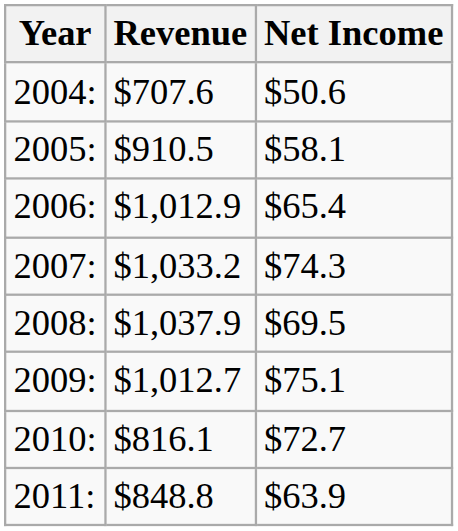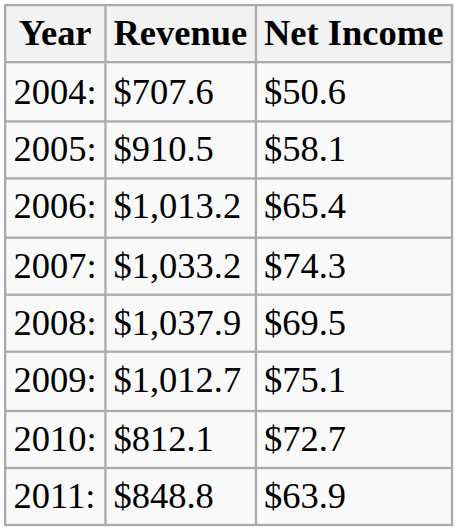(177, 206) $1,012.9 -> (177, 206) $1,013.2
(164, 438) $816.1 -> (164, 438) $812.1
